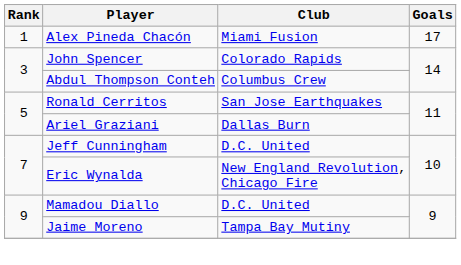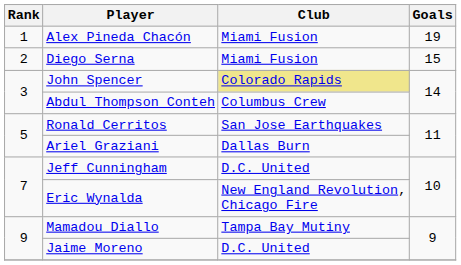(433, 37) 17 -> (433, 37) 19
+ row: (90, 59)
(282, 59) no background -> (282, 81) khaki background
(266, 205) D.C. United -> (286, 227) Tampa Bay Mutiny
(286, 227) Tampa Bay Mutiny -> (266, 249) D.C. United
